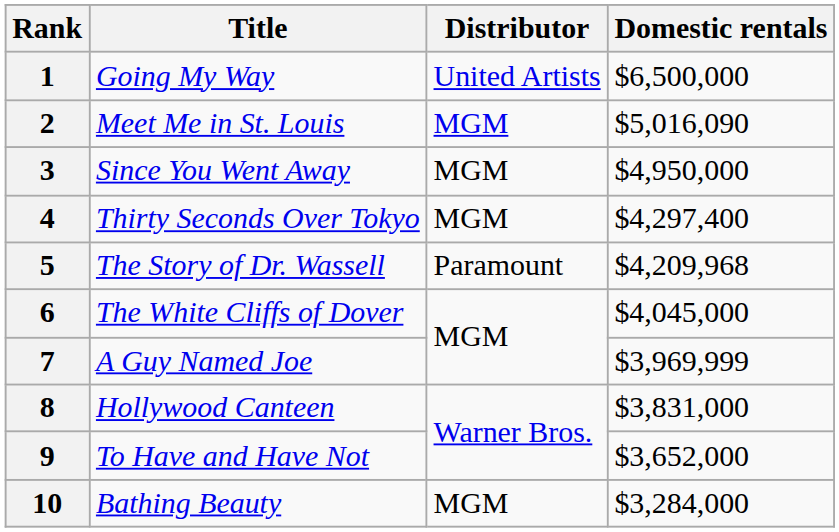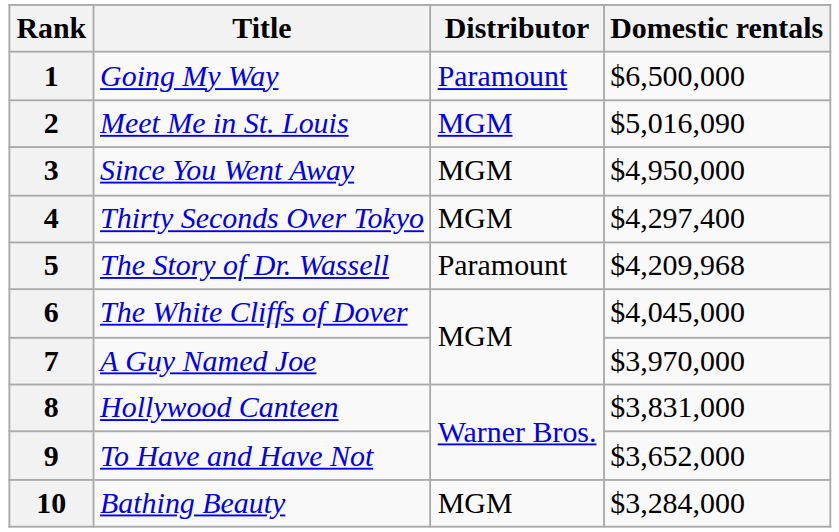(517, 75) United Artists -> (503, 75) Paramount
(682, 360) $3,969,999 -> (678, 360) $3,970,000
